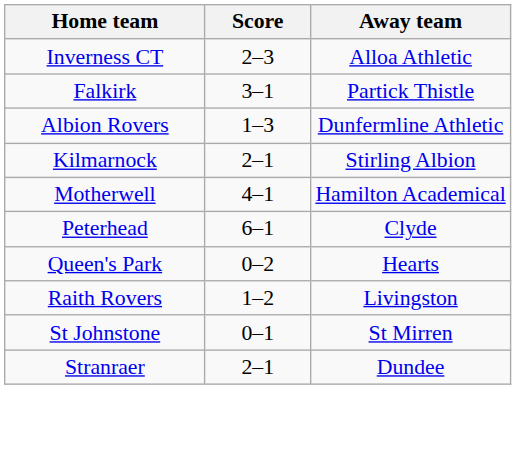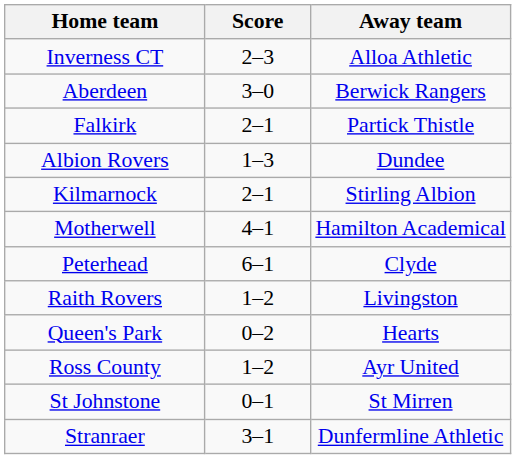+ row: (105, 90)
(258, 90) 3–1 -> (258, 125) 2–1
(411, 125) Dunfermline Athletic -> (411, 159) Dundee
rows swapped: (105, 263) <-> (105, 297)
+ row: (105, 366)
(258, 366) 2–1 -> (258, 435) 3–1
(411, 366) Dundee -> (411, 435) Dunfermline Athletic
